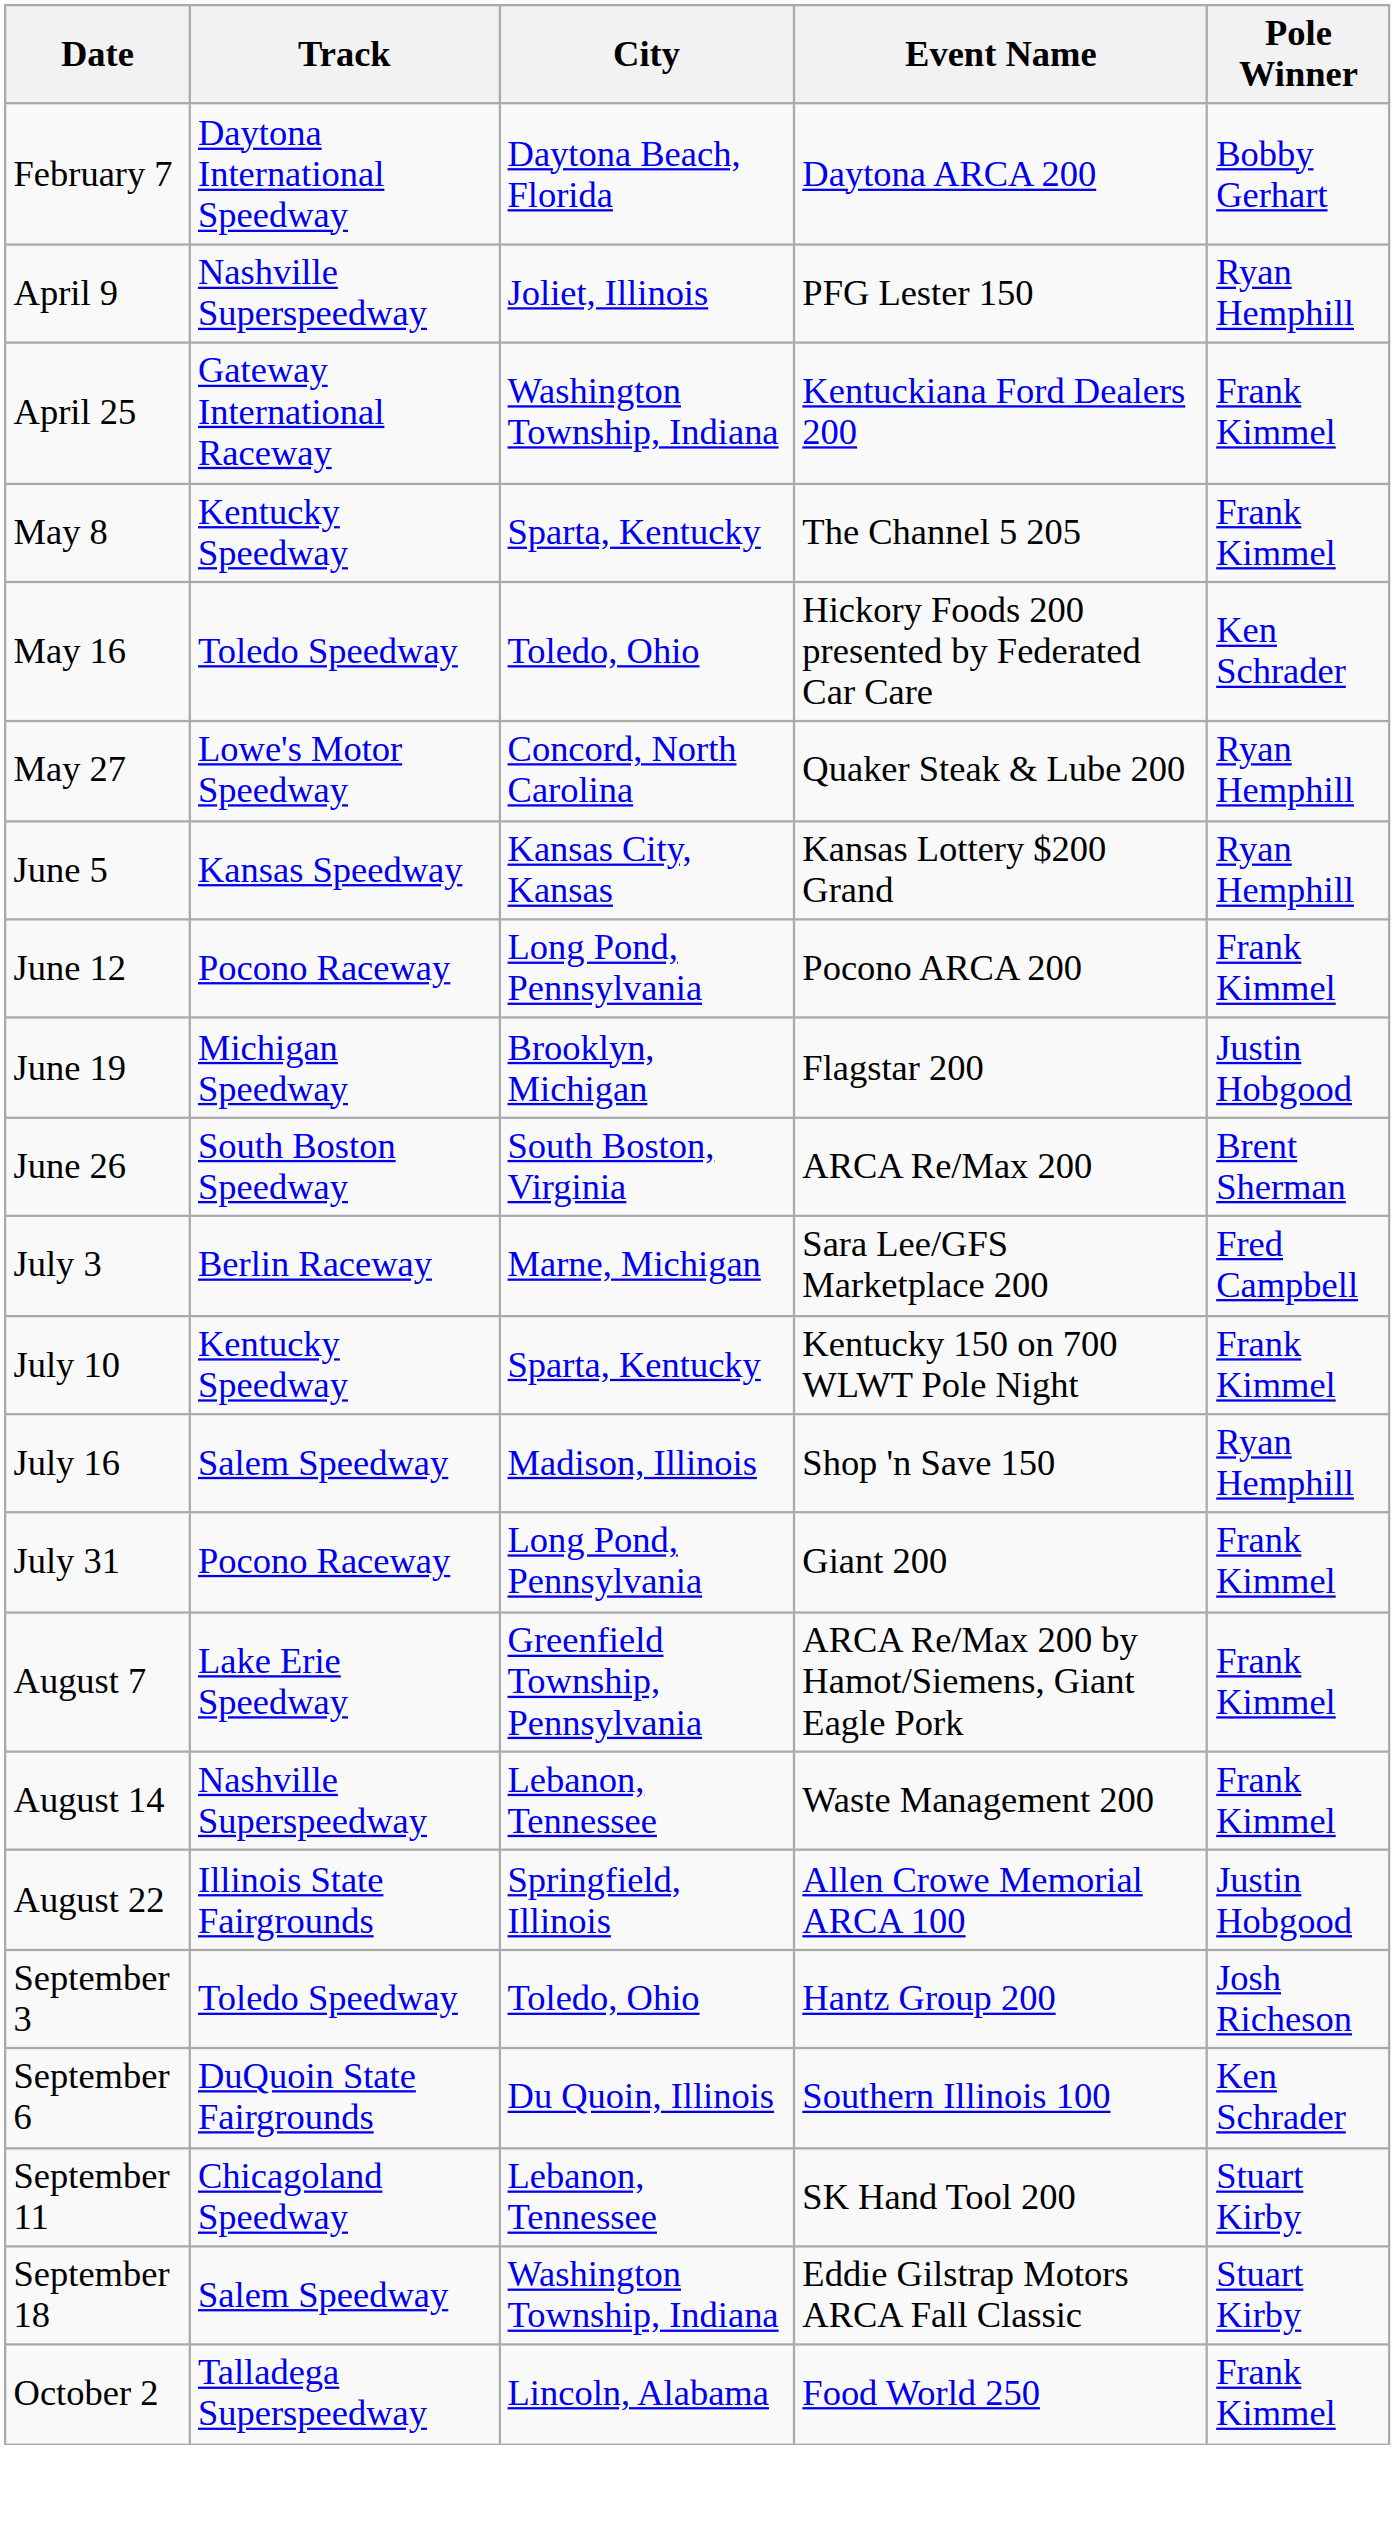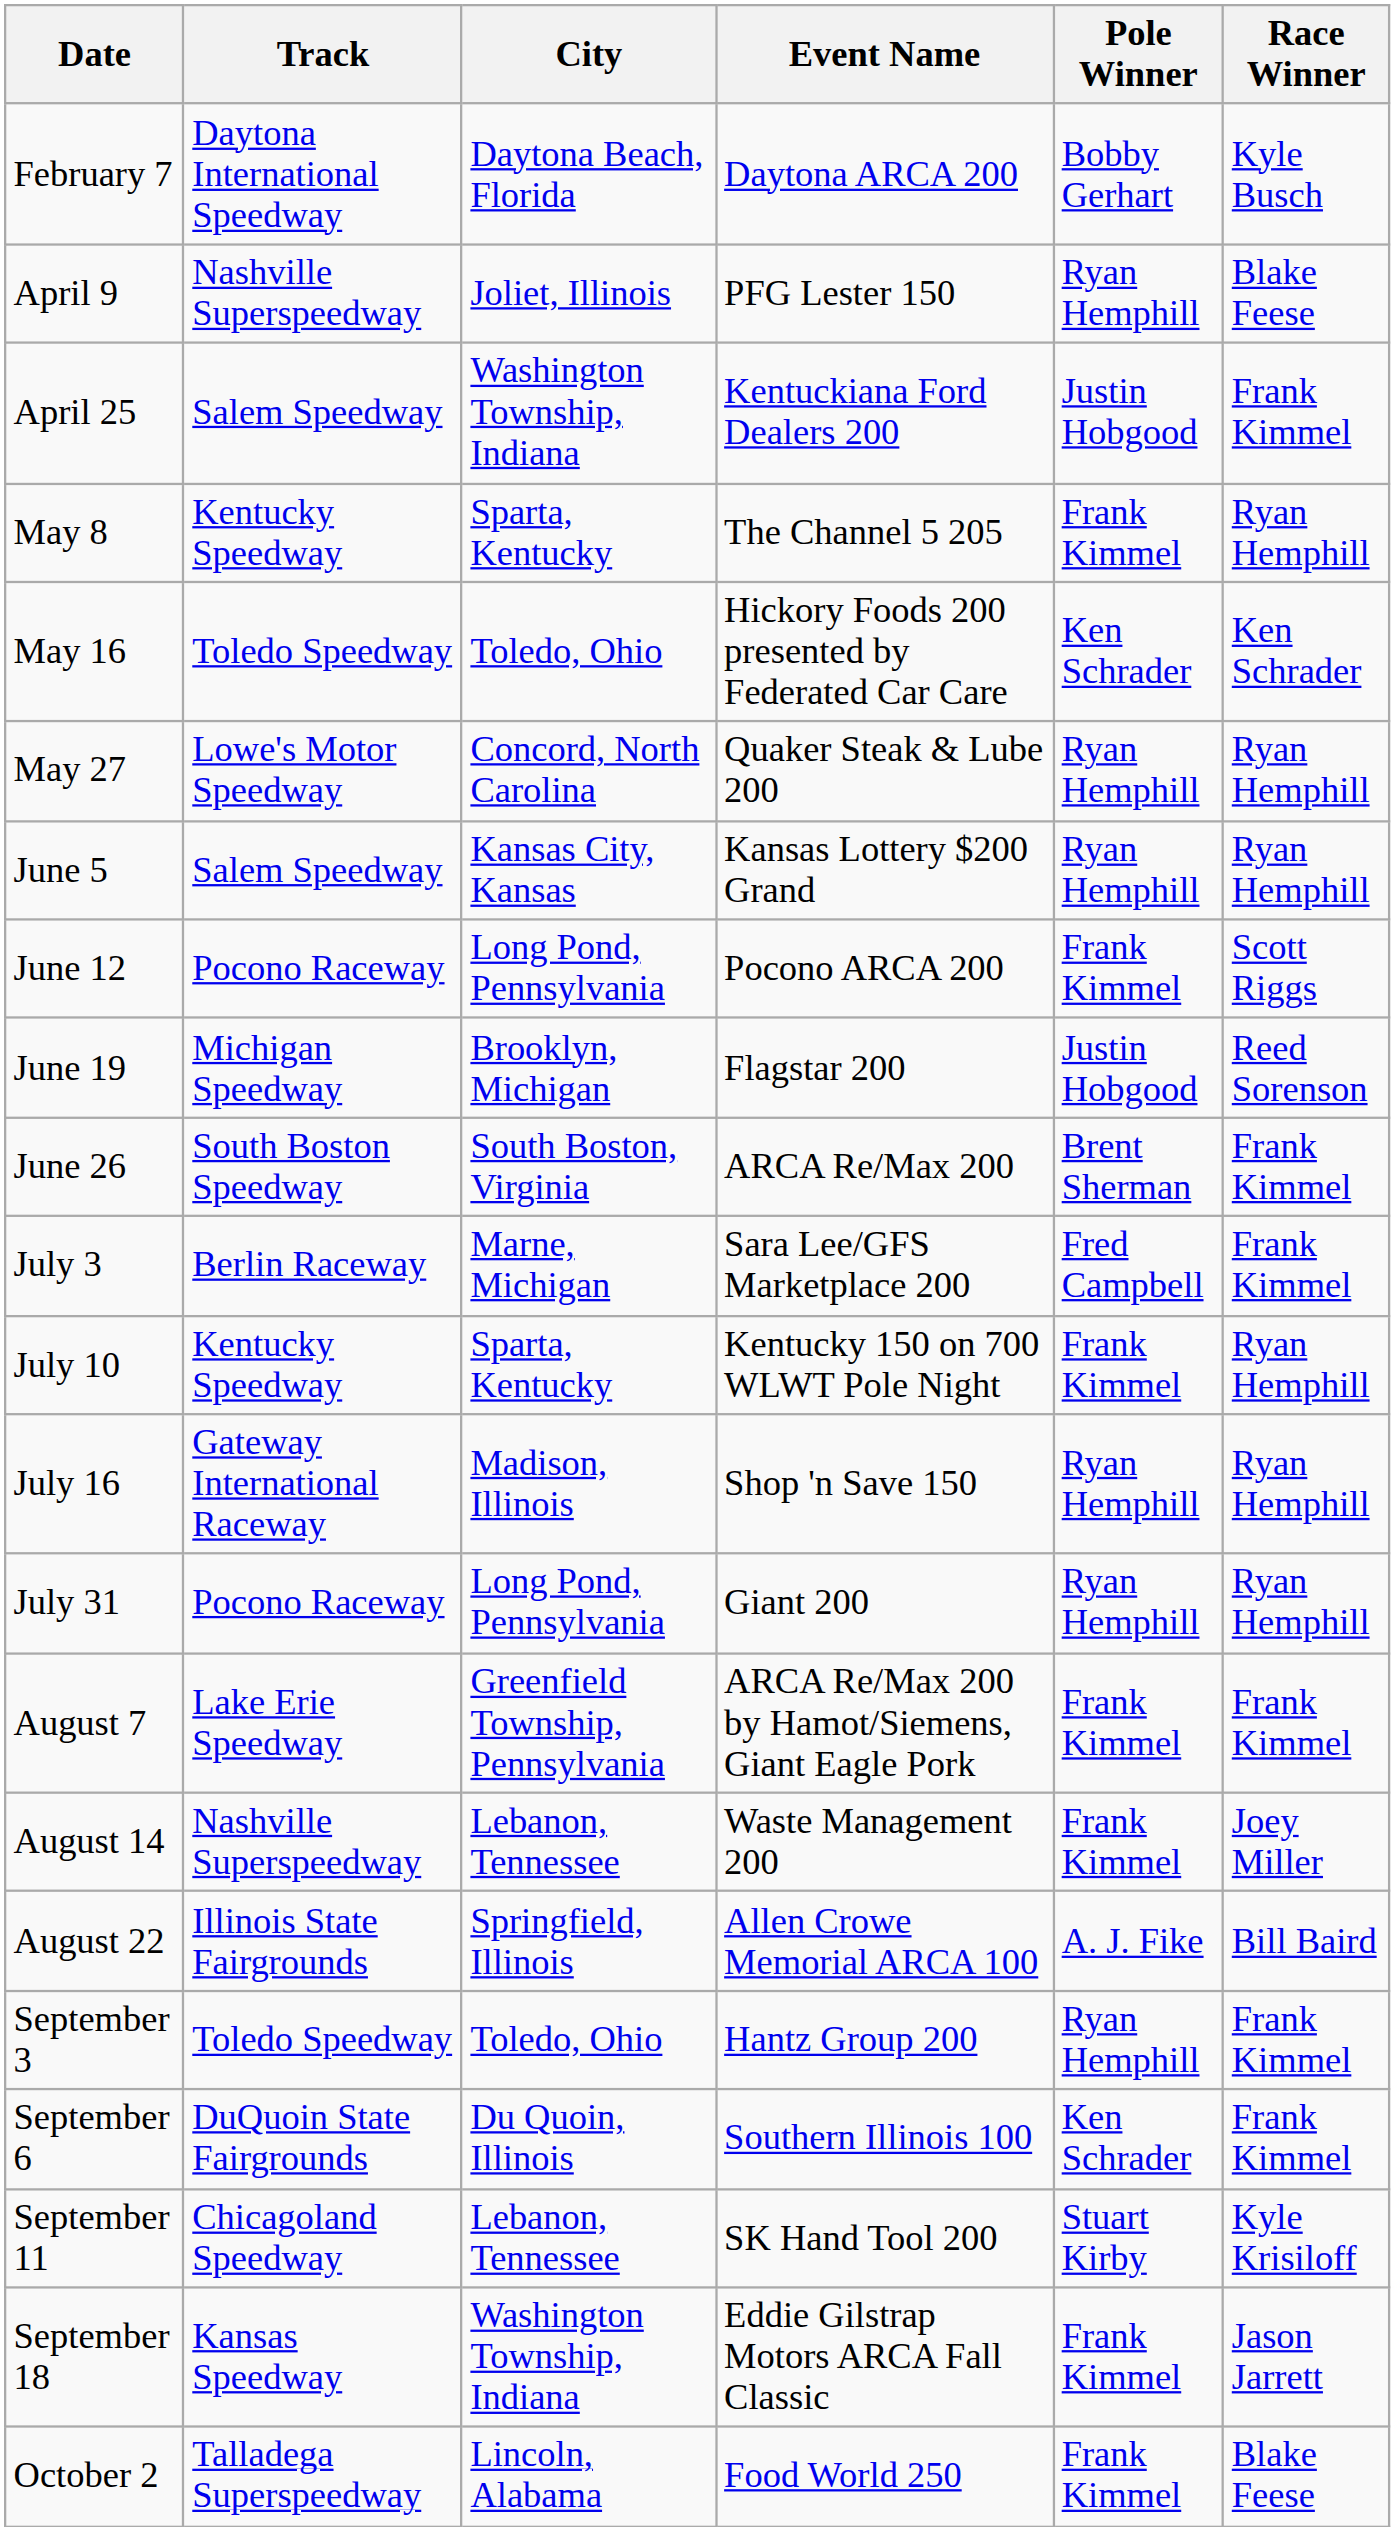+ column: (1306, 53)
(291, 412) Gateway International Raceway -> (317, 412) Salem Speedway
(1276, 412) Frank Kimmel -> (1130, 412) Justin Hobgood
(330, 869) Kansas Speedway -> (317, 869) Salem Speedway
(323, 1462) Salem Speedway -> (285, 1483) Gateway International Raceway
(1276, 1561) Frank Kimmel -> (1131, 1602) Ryan Hemphill
(1284, 1899) Justin Hobgood -> (1133, 1940) A. J. Fike
(1284, 1998) Josh Richeson -> (1131, 2039) Ryan Hemphill
(323, 2294) Salem Speedway -> (267, 2356) Kansas Speedway
(1260, 2294) Stuart Kirby -> (1121, 2356) Frank Kimmel
